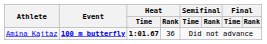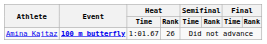(144, 33) bold -> (144, 33) normal
(170, 33) 36 -> (170, 33) 26
